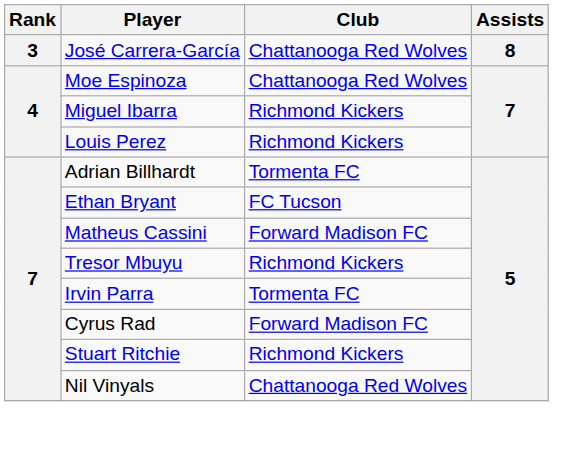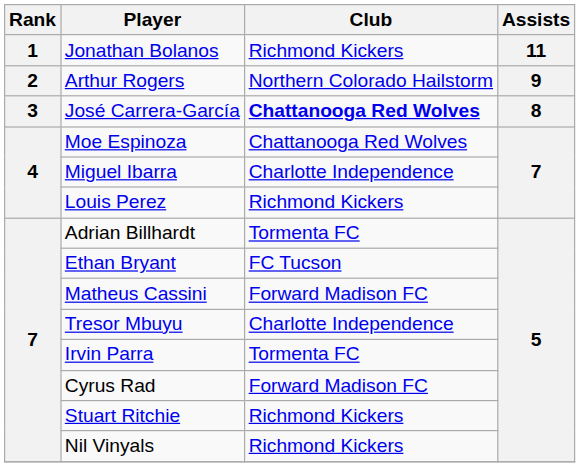+ row: (142, 50)
+ row: (125, 80)
(358, 50) normal -> (364, 111) bold
(326, 111) Richmond Kickers -> (351, 171) Charlotte Independence
(326, 263) Richmond Kickers -> (351, 324) Charlotte Independence
(358, 385) Chattanooga Red Wolves -> (326, 446) Richmond Kickers
